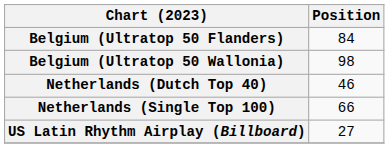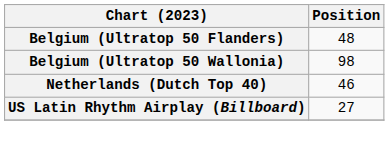(346, 39) 84 -> (346, 39) 48
- row: (157, 108)
